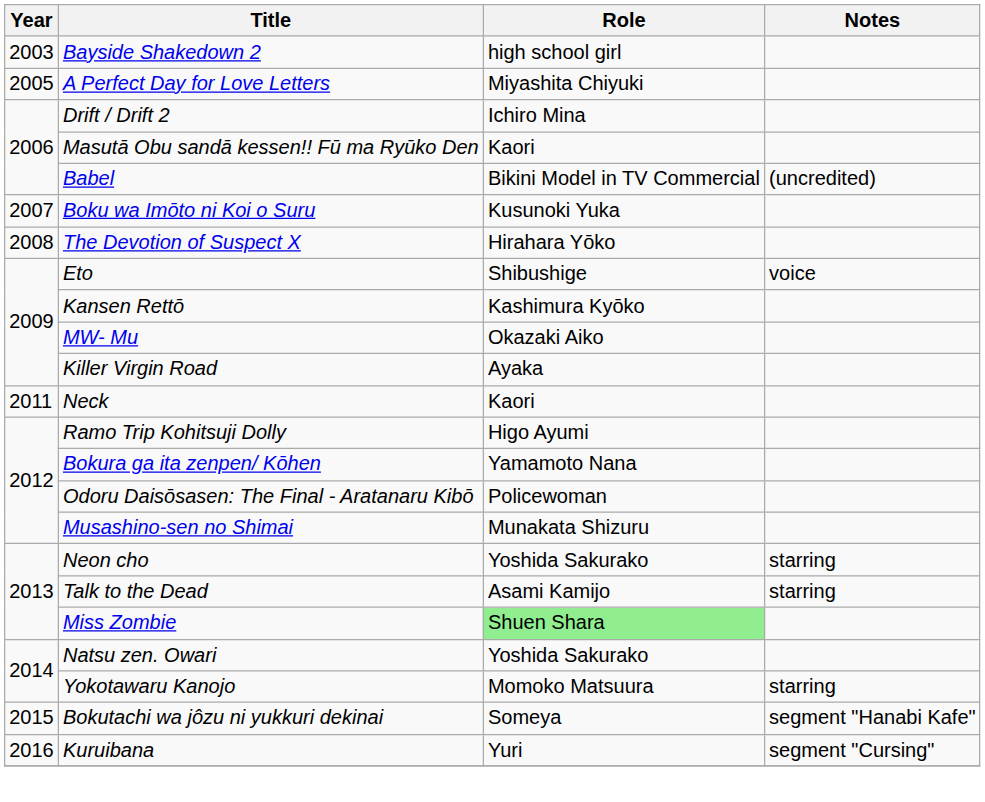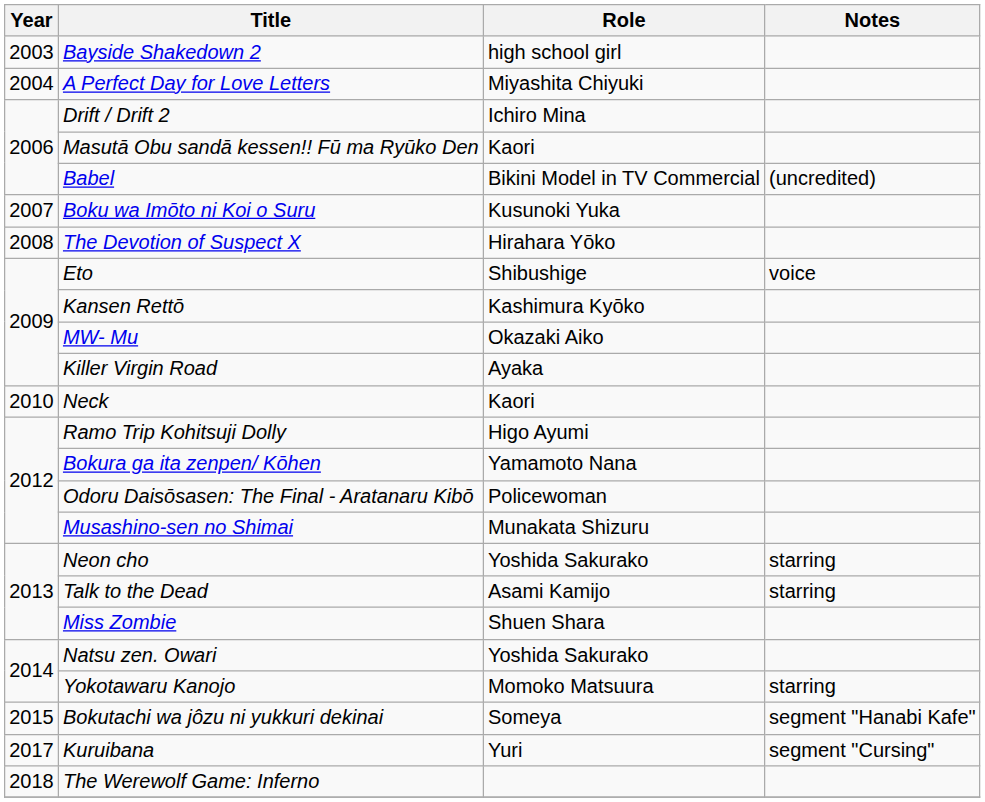(31, 83) 2005 -> (31, 83) 2004
(31, 400) 2011 -> (31, 400) 2010
(546, 623) lightgreen background -> (546, 623) no background
(31, 749) 2016 -> (31, 749) 2017
+ row: (191, 781)
